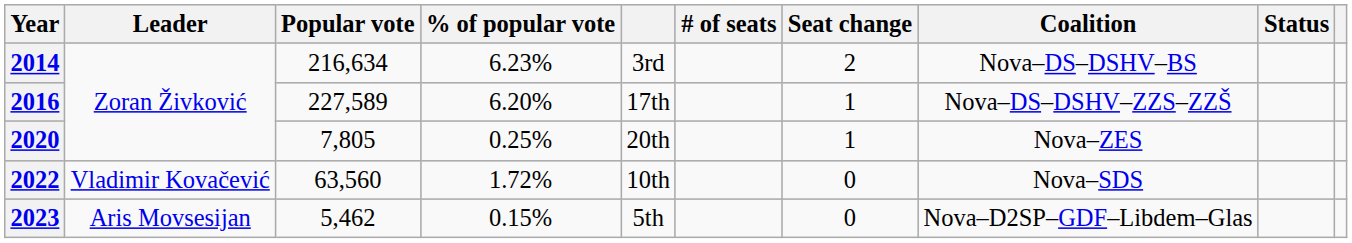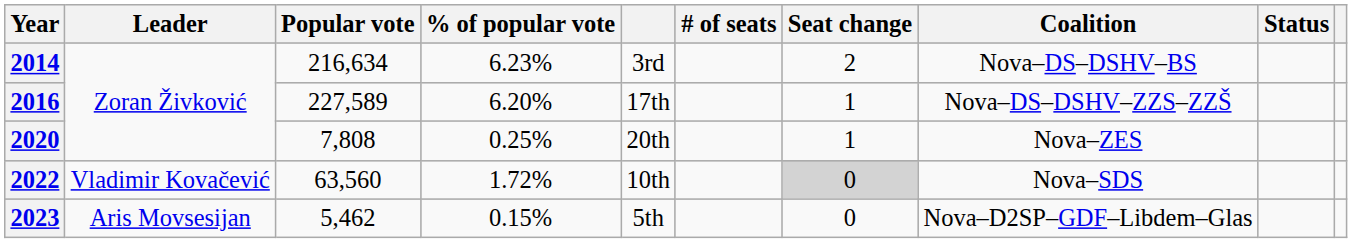(348, 140) 7,805 -> (348, 140) 7,808
(850, 179) no background -> (850, 179) lightgrey background
